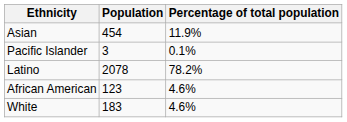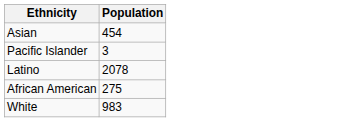- column: (254, 13)
(112, 88) 123 -> (112, 88) 275
(112, 107) 183 -> (112, 107) 983
